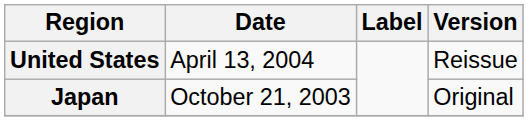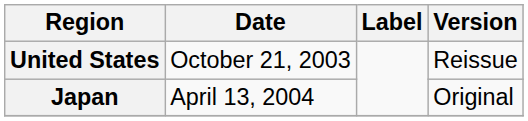(242, 60) April 13, 2004 -> (260, 60) October 21, 2003
(260, 97) October 21, 2003 -> (242, 97) April 13, 2004
